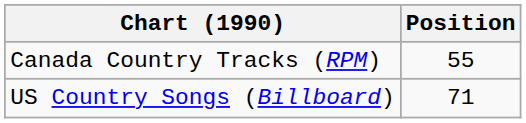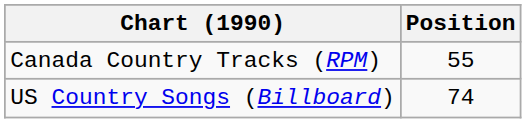(461, 98) 71 -> (461, 98) 74
